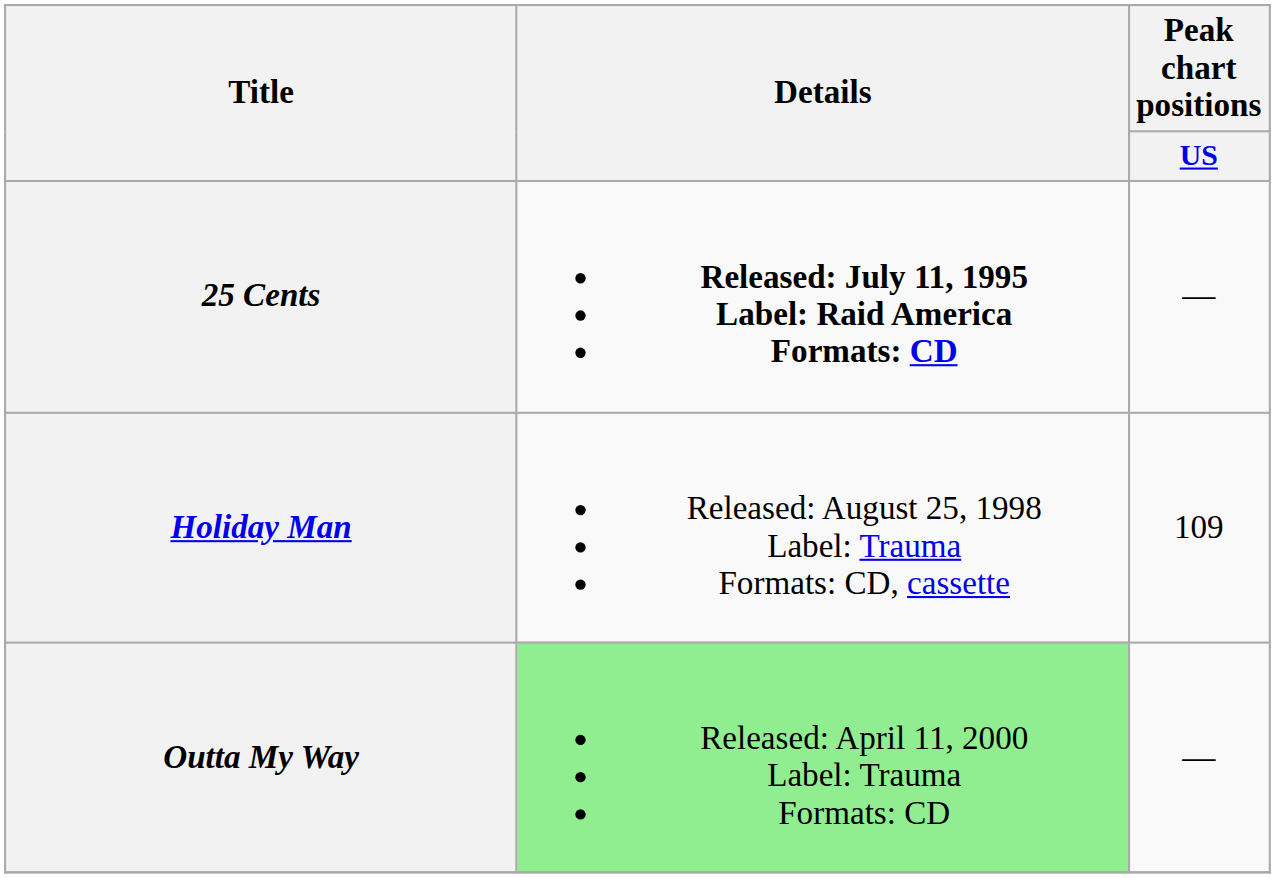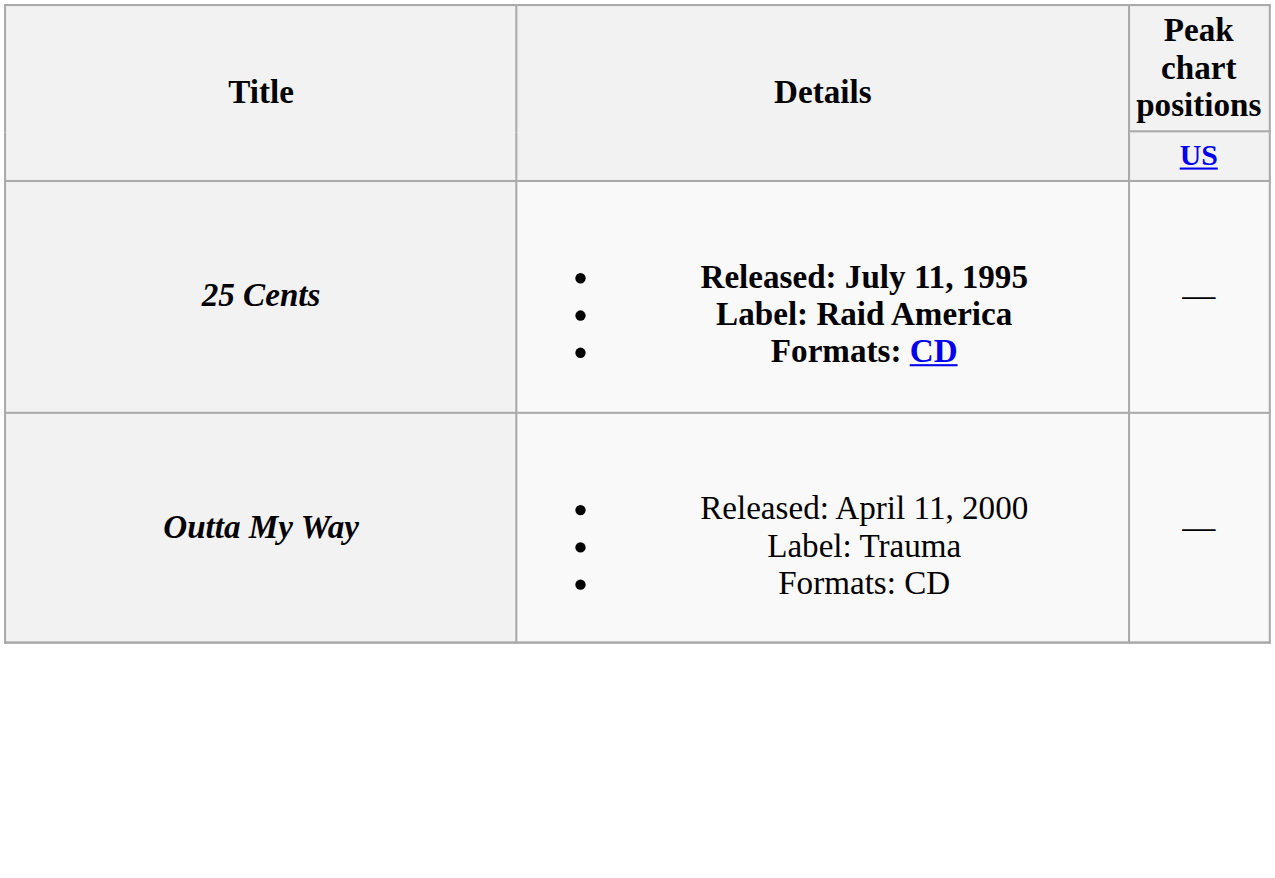- row: (261, 526)
(823, 776) lightgreen background -> (823, 546) no background
